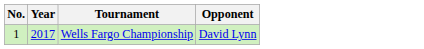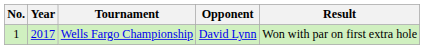+ column: (340, 14)
